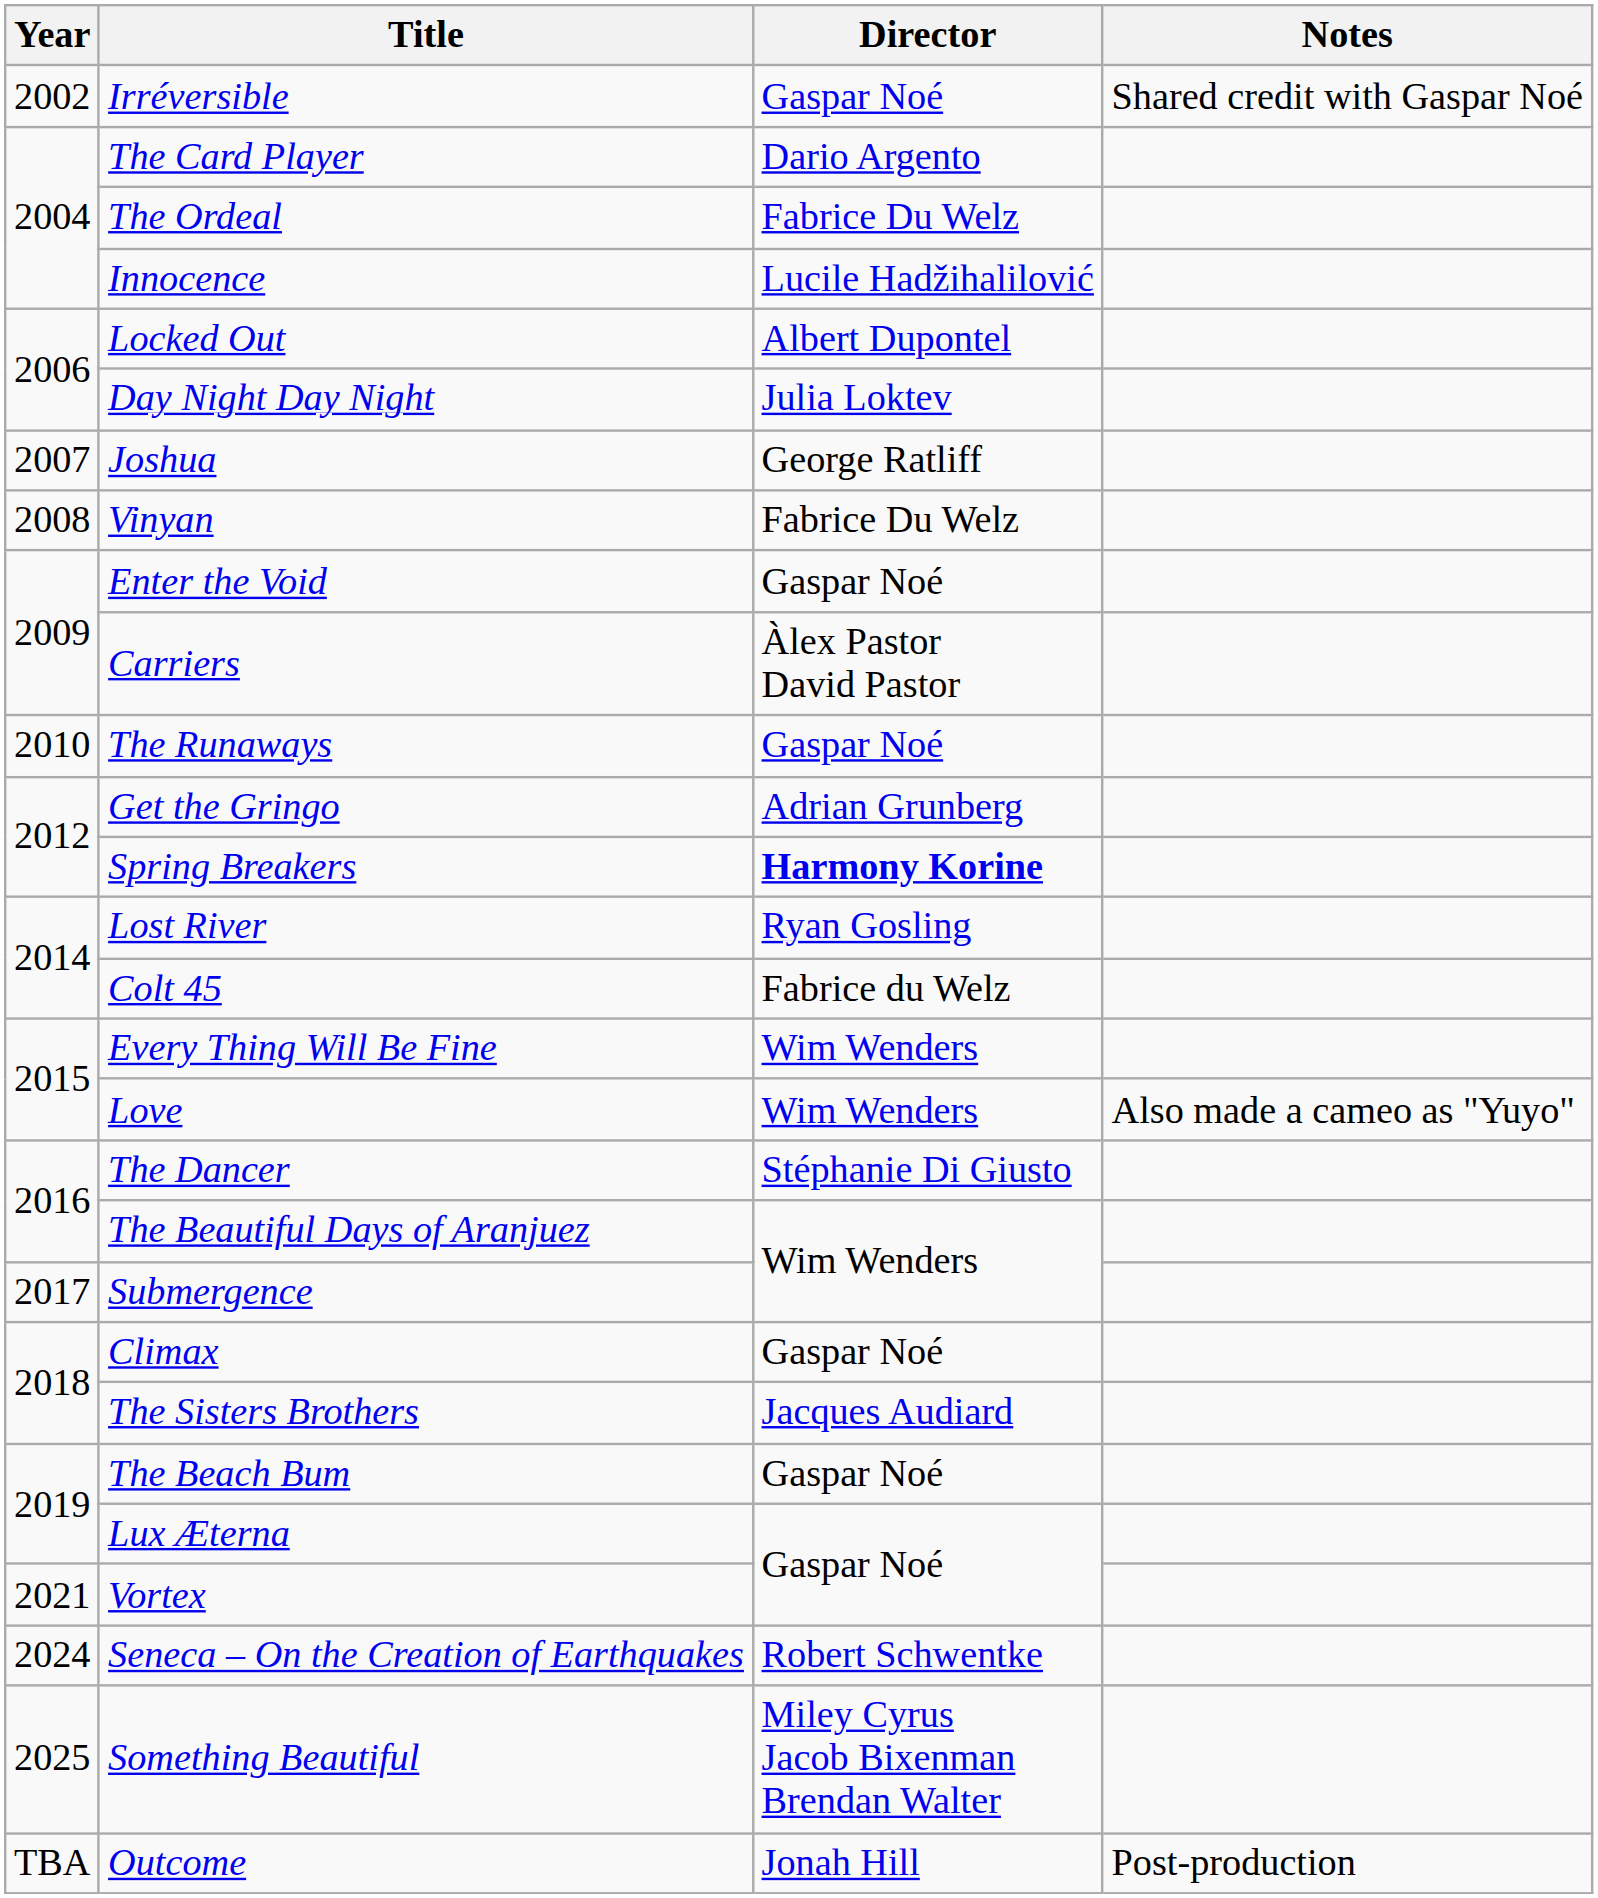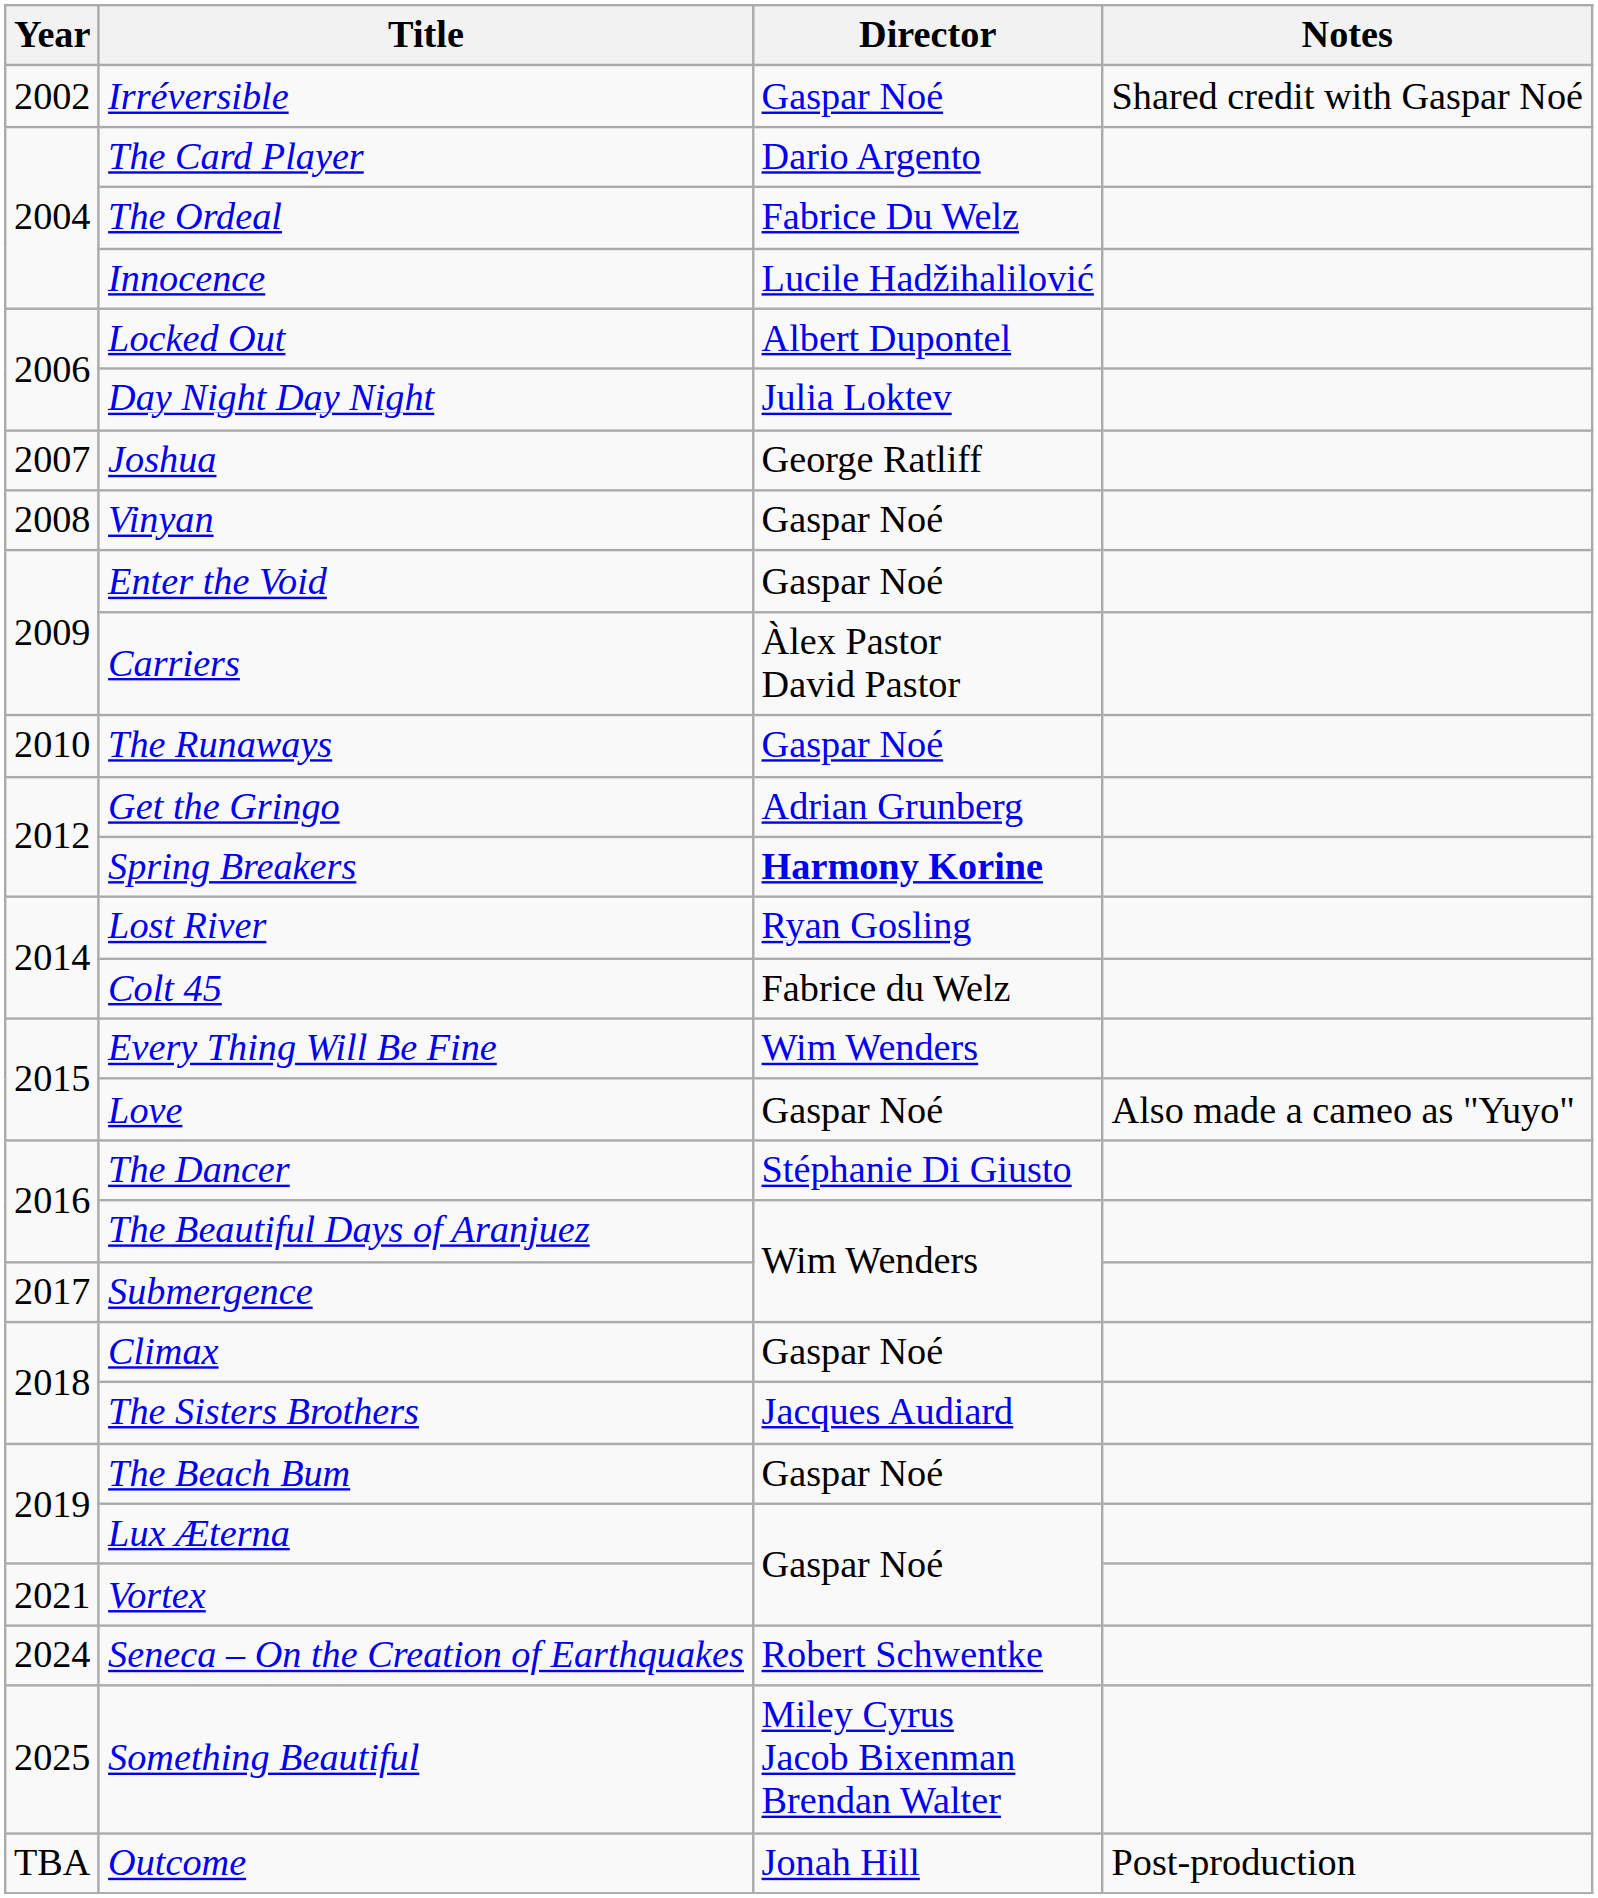(890, 519) Fabrice Du Welz -> (852, 519) Gaspar Noé
(870, 1108) Wim Wenders -> (852, 1108) Gaspar Noé
